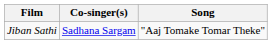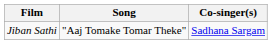columns swapped: (203, 13) <-> (99, 13)
